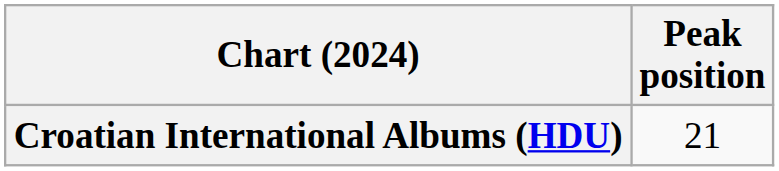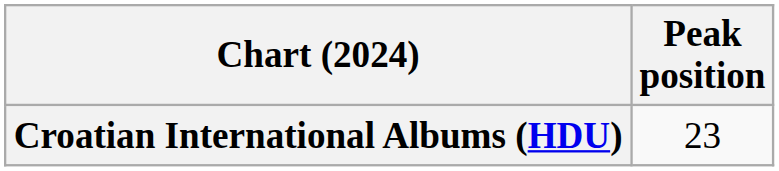(703, 134) 21 -> (703, 134) 23
